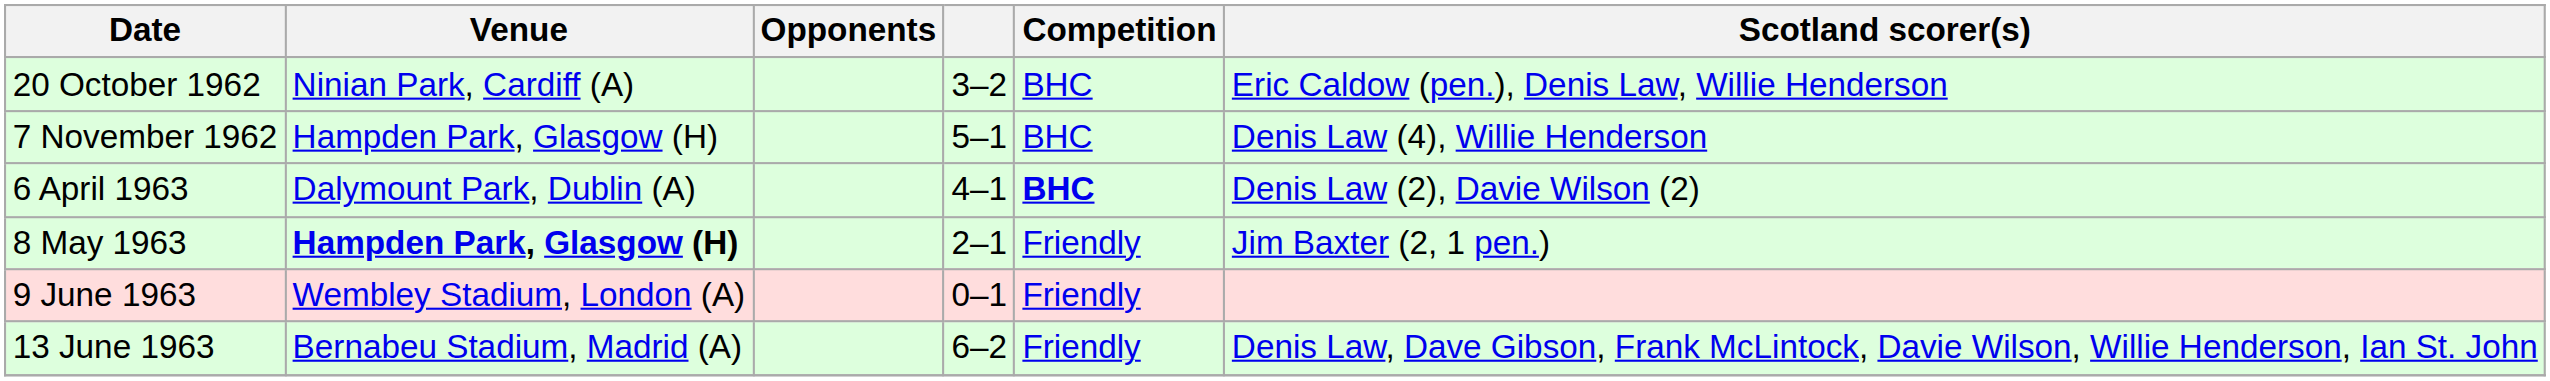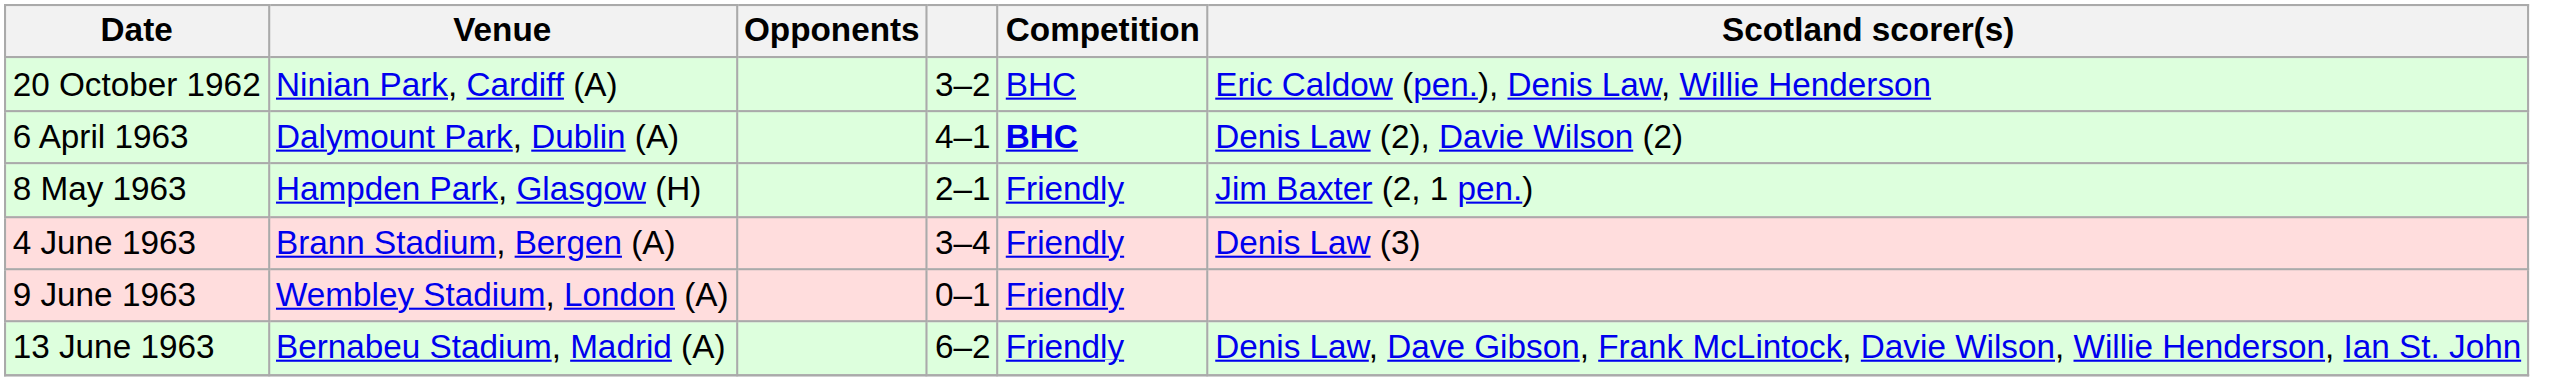- row: (145, 136)
(515, 242) bold -> (489, 189) normal
+ row: (104, 242)
